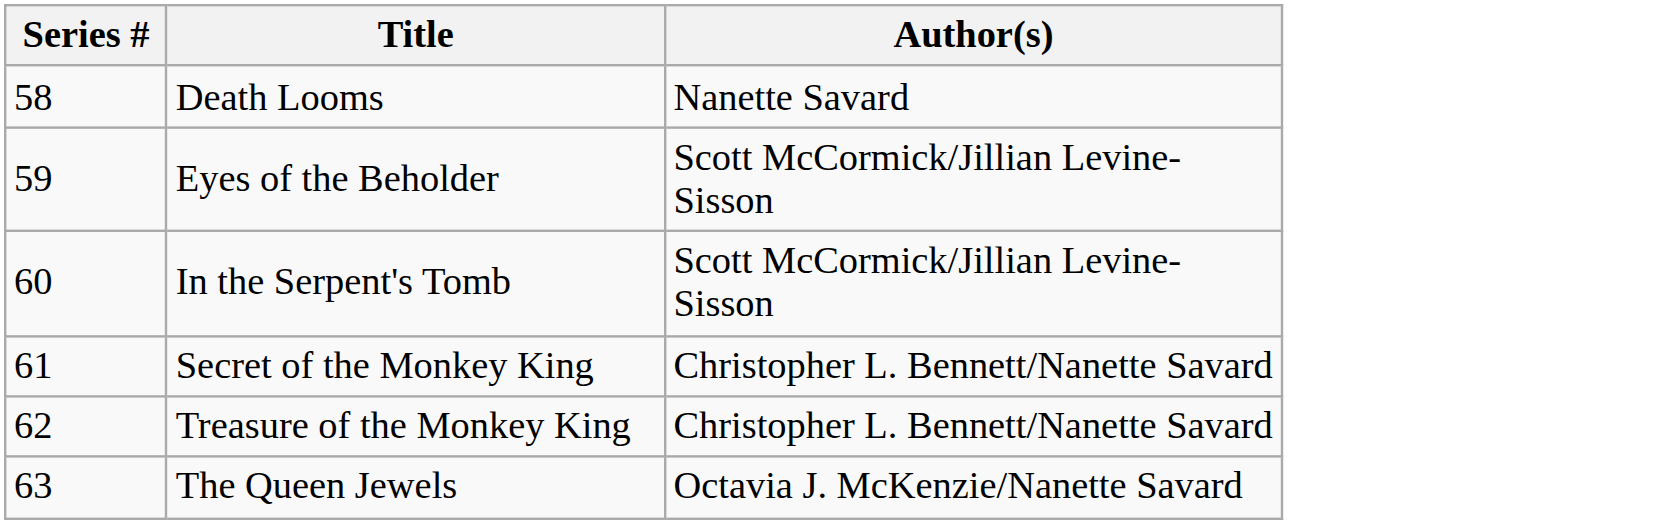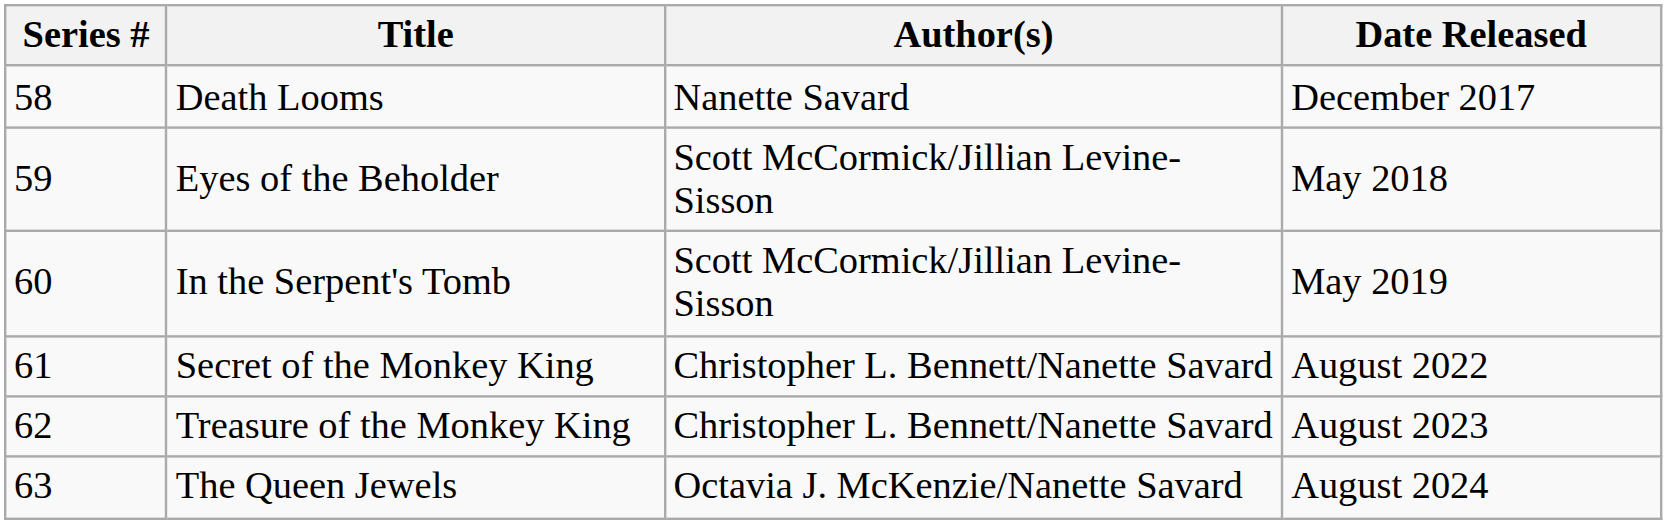+ column: (1471, 34)
